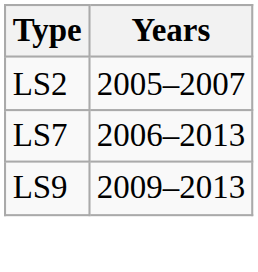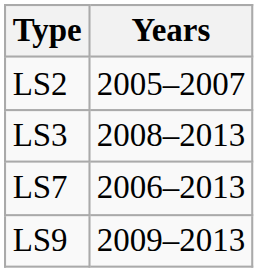+ row: (40, 135)
